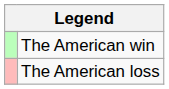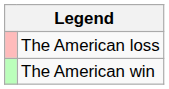rows swapped: (88, 45) <-> (90, 72)
